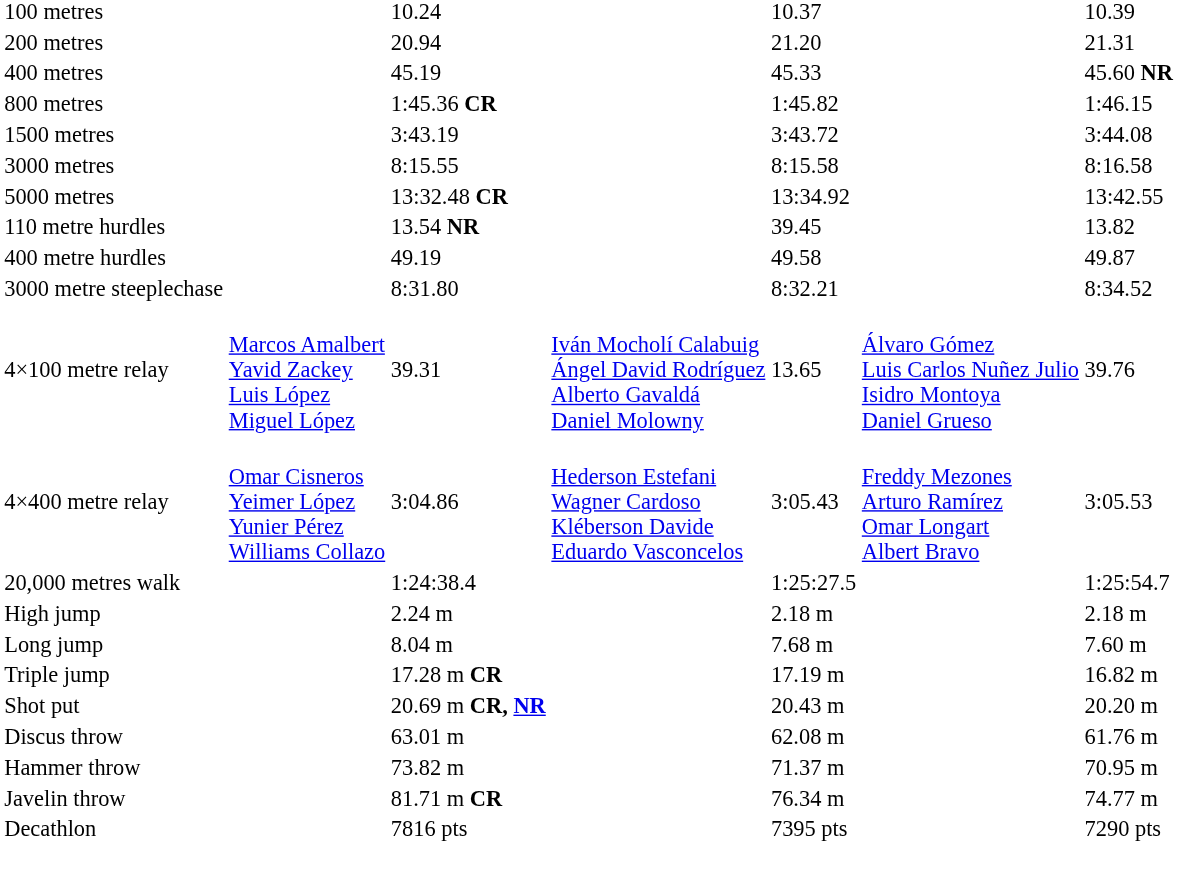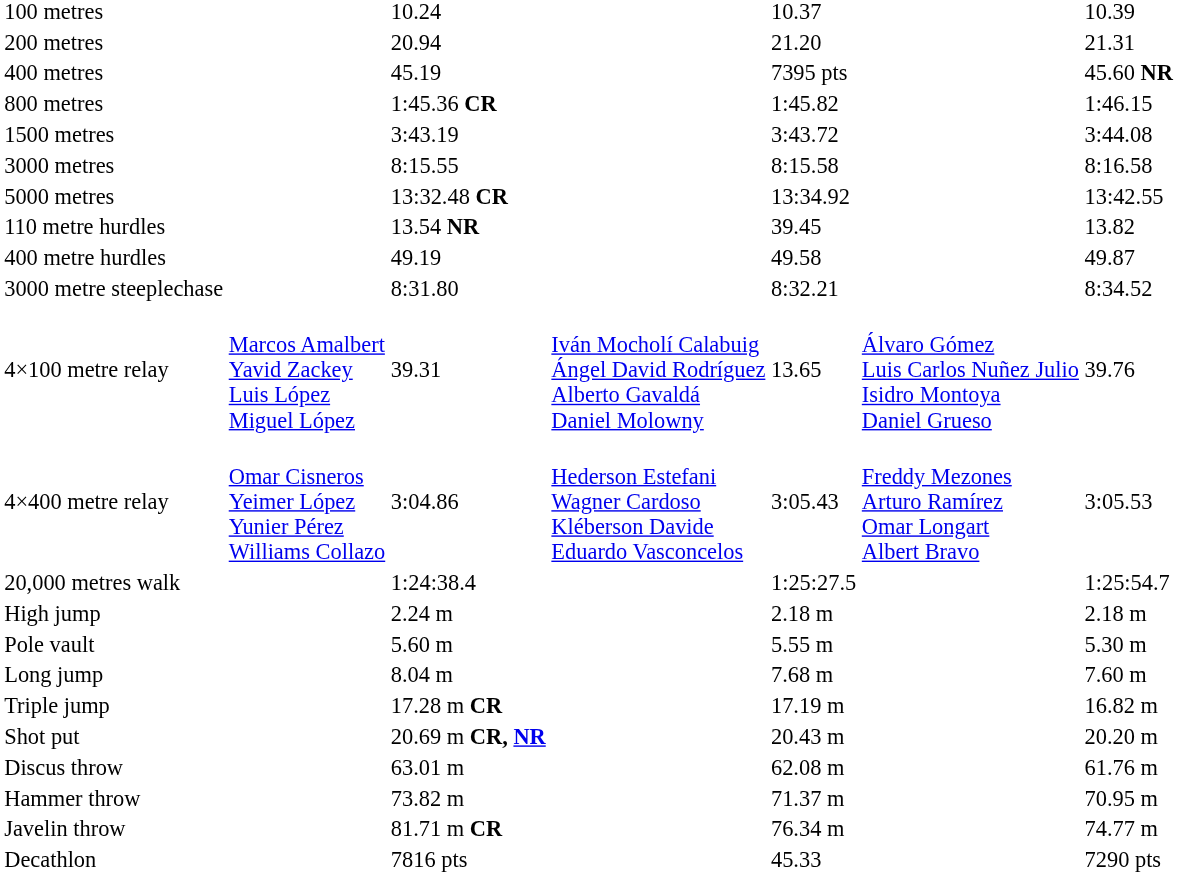(796, 73) 45.33 -> (809, 73) 7395 pts
+ row: (49, 644)
(809, 829) 7395 pts -> (796, 859) 45.33
